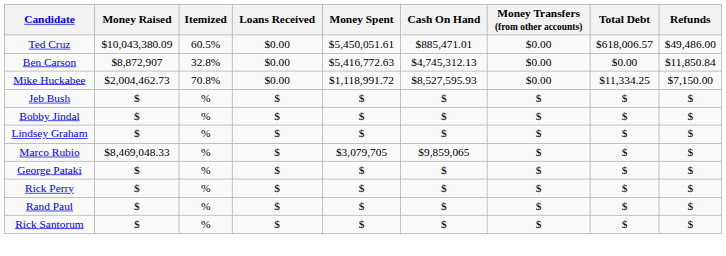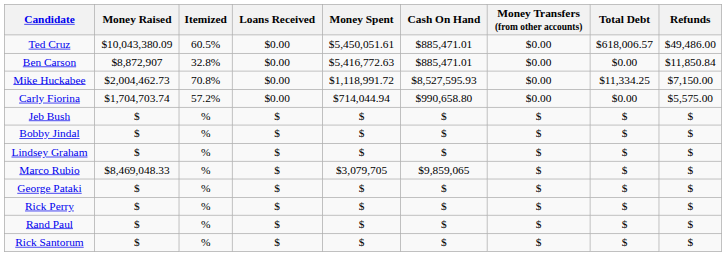(444, 62) $4,745,312.13 -> (444, 62) $885,471.01
+ row: (49, 98)
